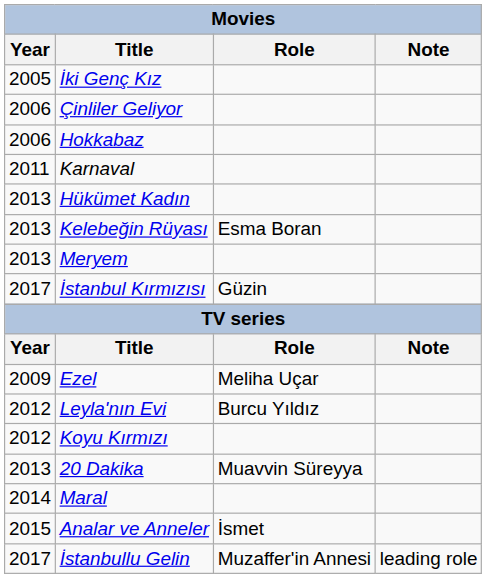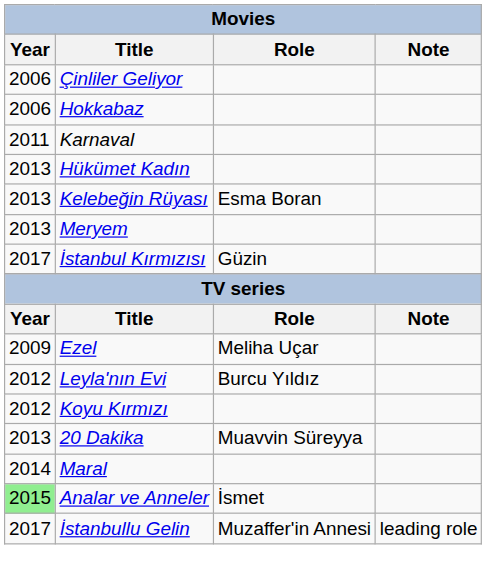- row: (111, 79)
(30, 528) no background -> (30, 498) lightgreen background
